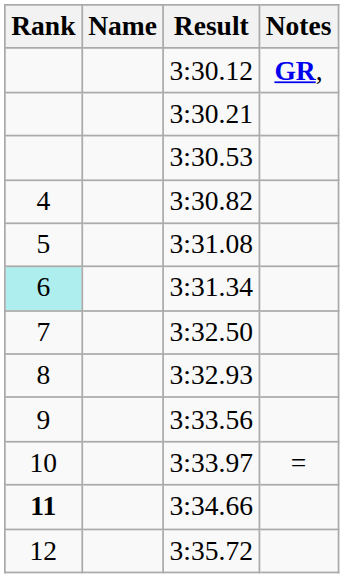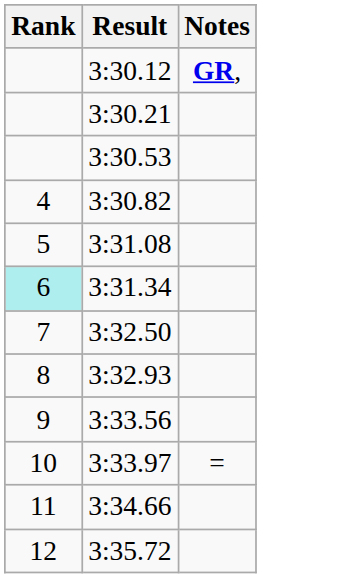- column: (123, 26)
(43, 506) bold -> (43, 506) normal
